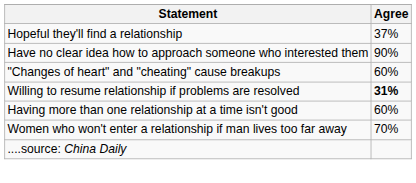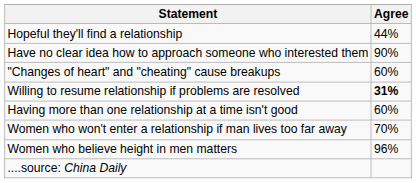(386, 33) 37% -> (386, 33) 44%
+ row: (122, 149)
